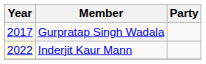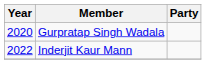(20, 31) 2017 -> (20, 31) 2020
(20, 50) lightyellow background -> (20, 50) no background
